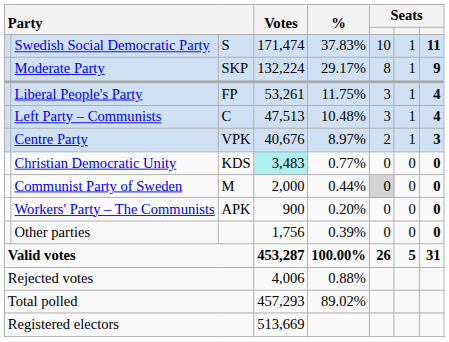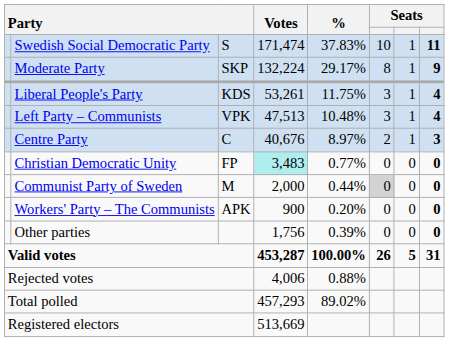(229, 93) FP -> (236, 93) KDS
(226, 116) C -> (236, 116) VPK
(236, 140) VPK -> (226, 140) C
(236, 163) KDS -> (229, 163) FP
